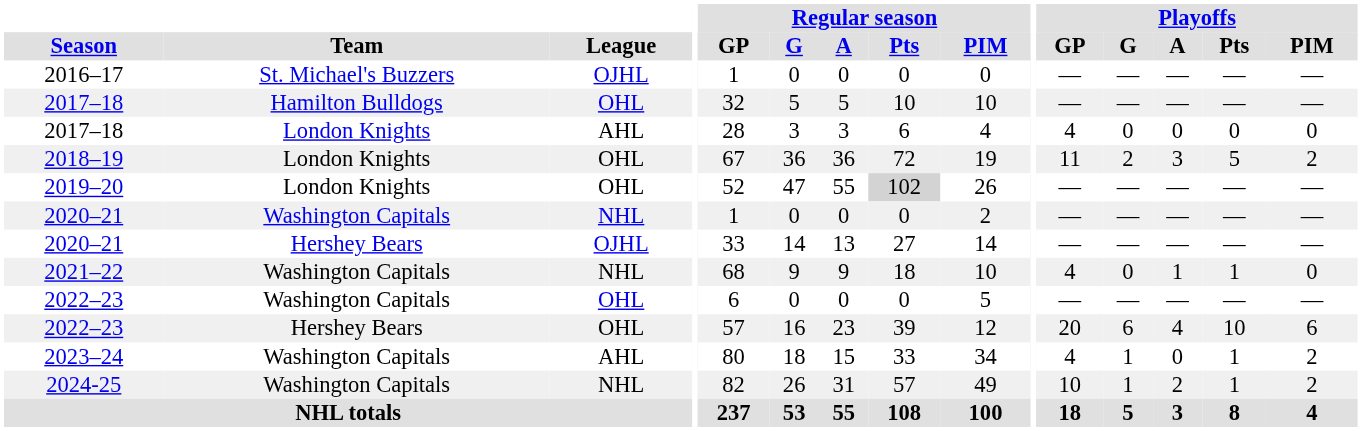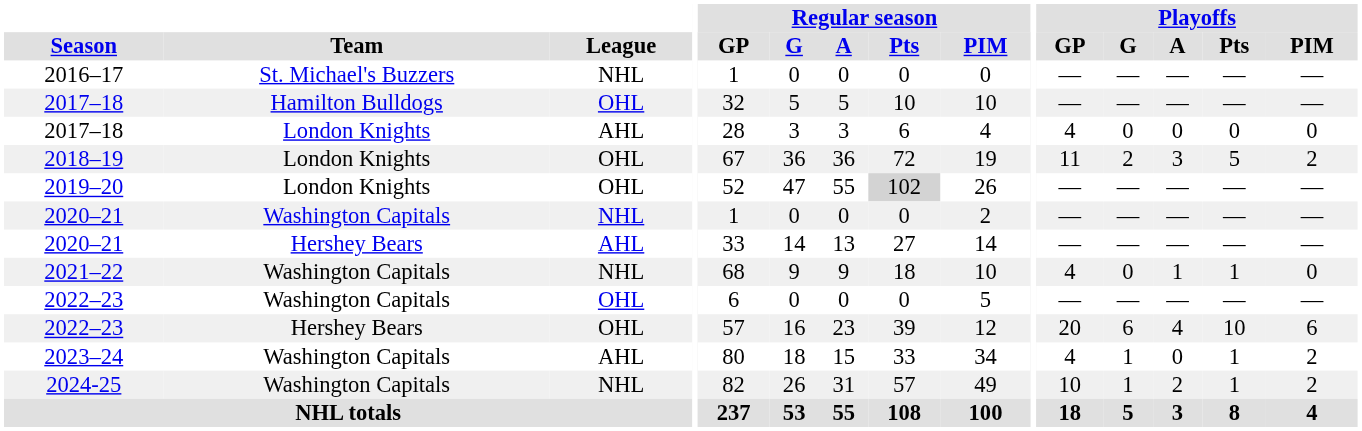(621, 74) OJHL -> (621, 74) NHL
(621, 243) OJHL -> (621, 243) AHL
